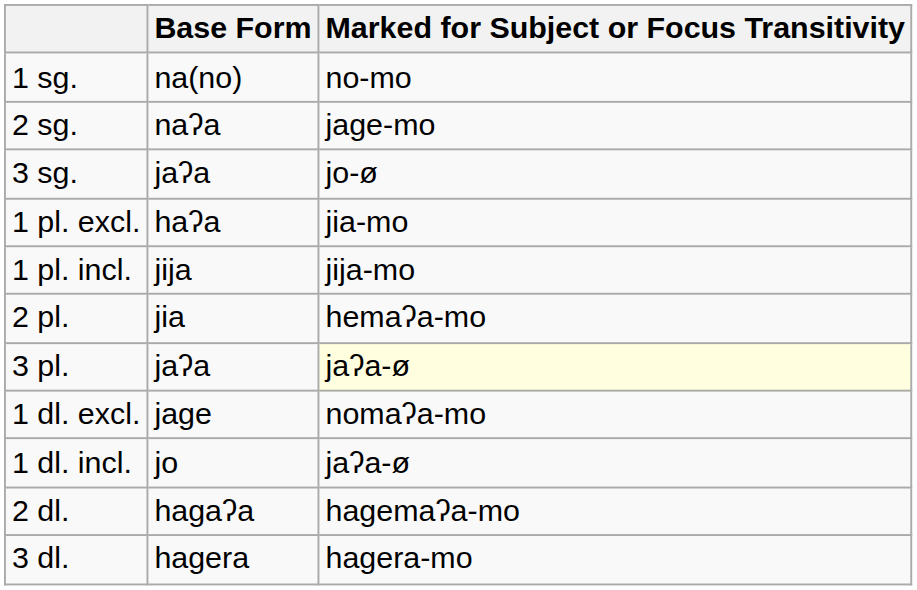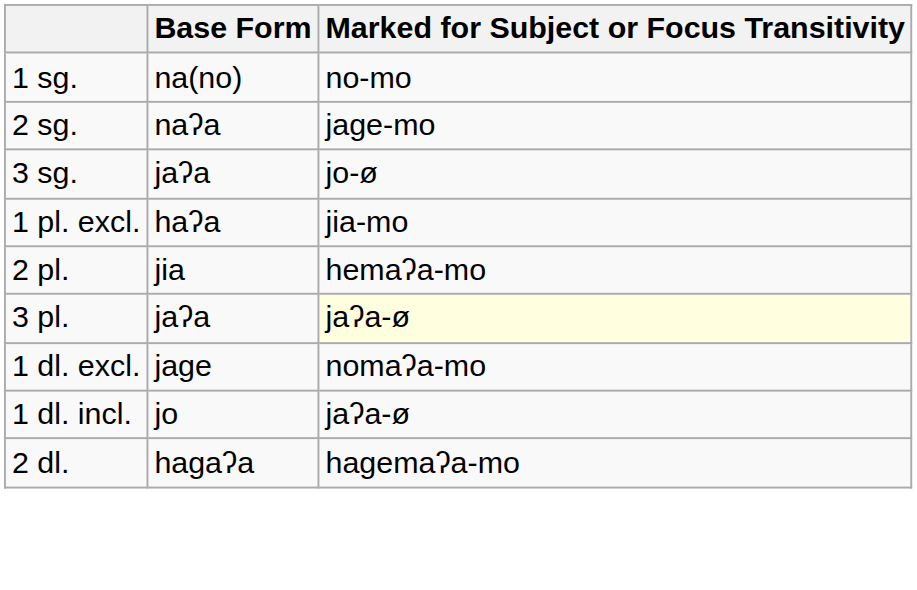- row: (72, 269)
- row: (41, 558)
